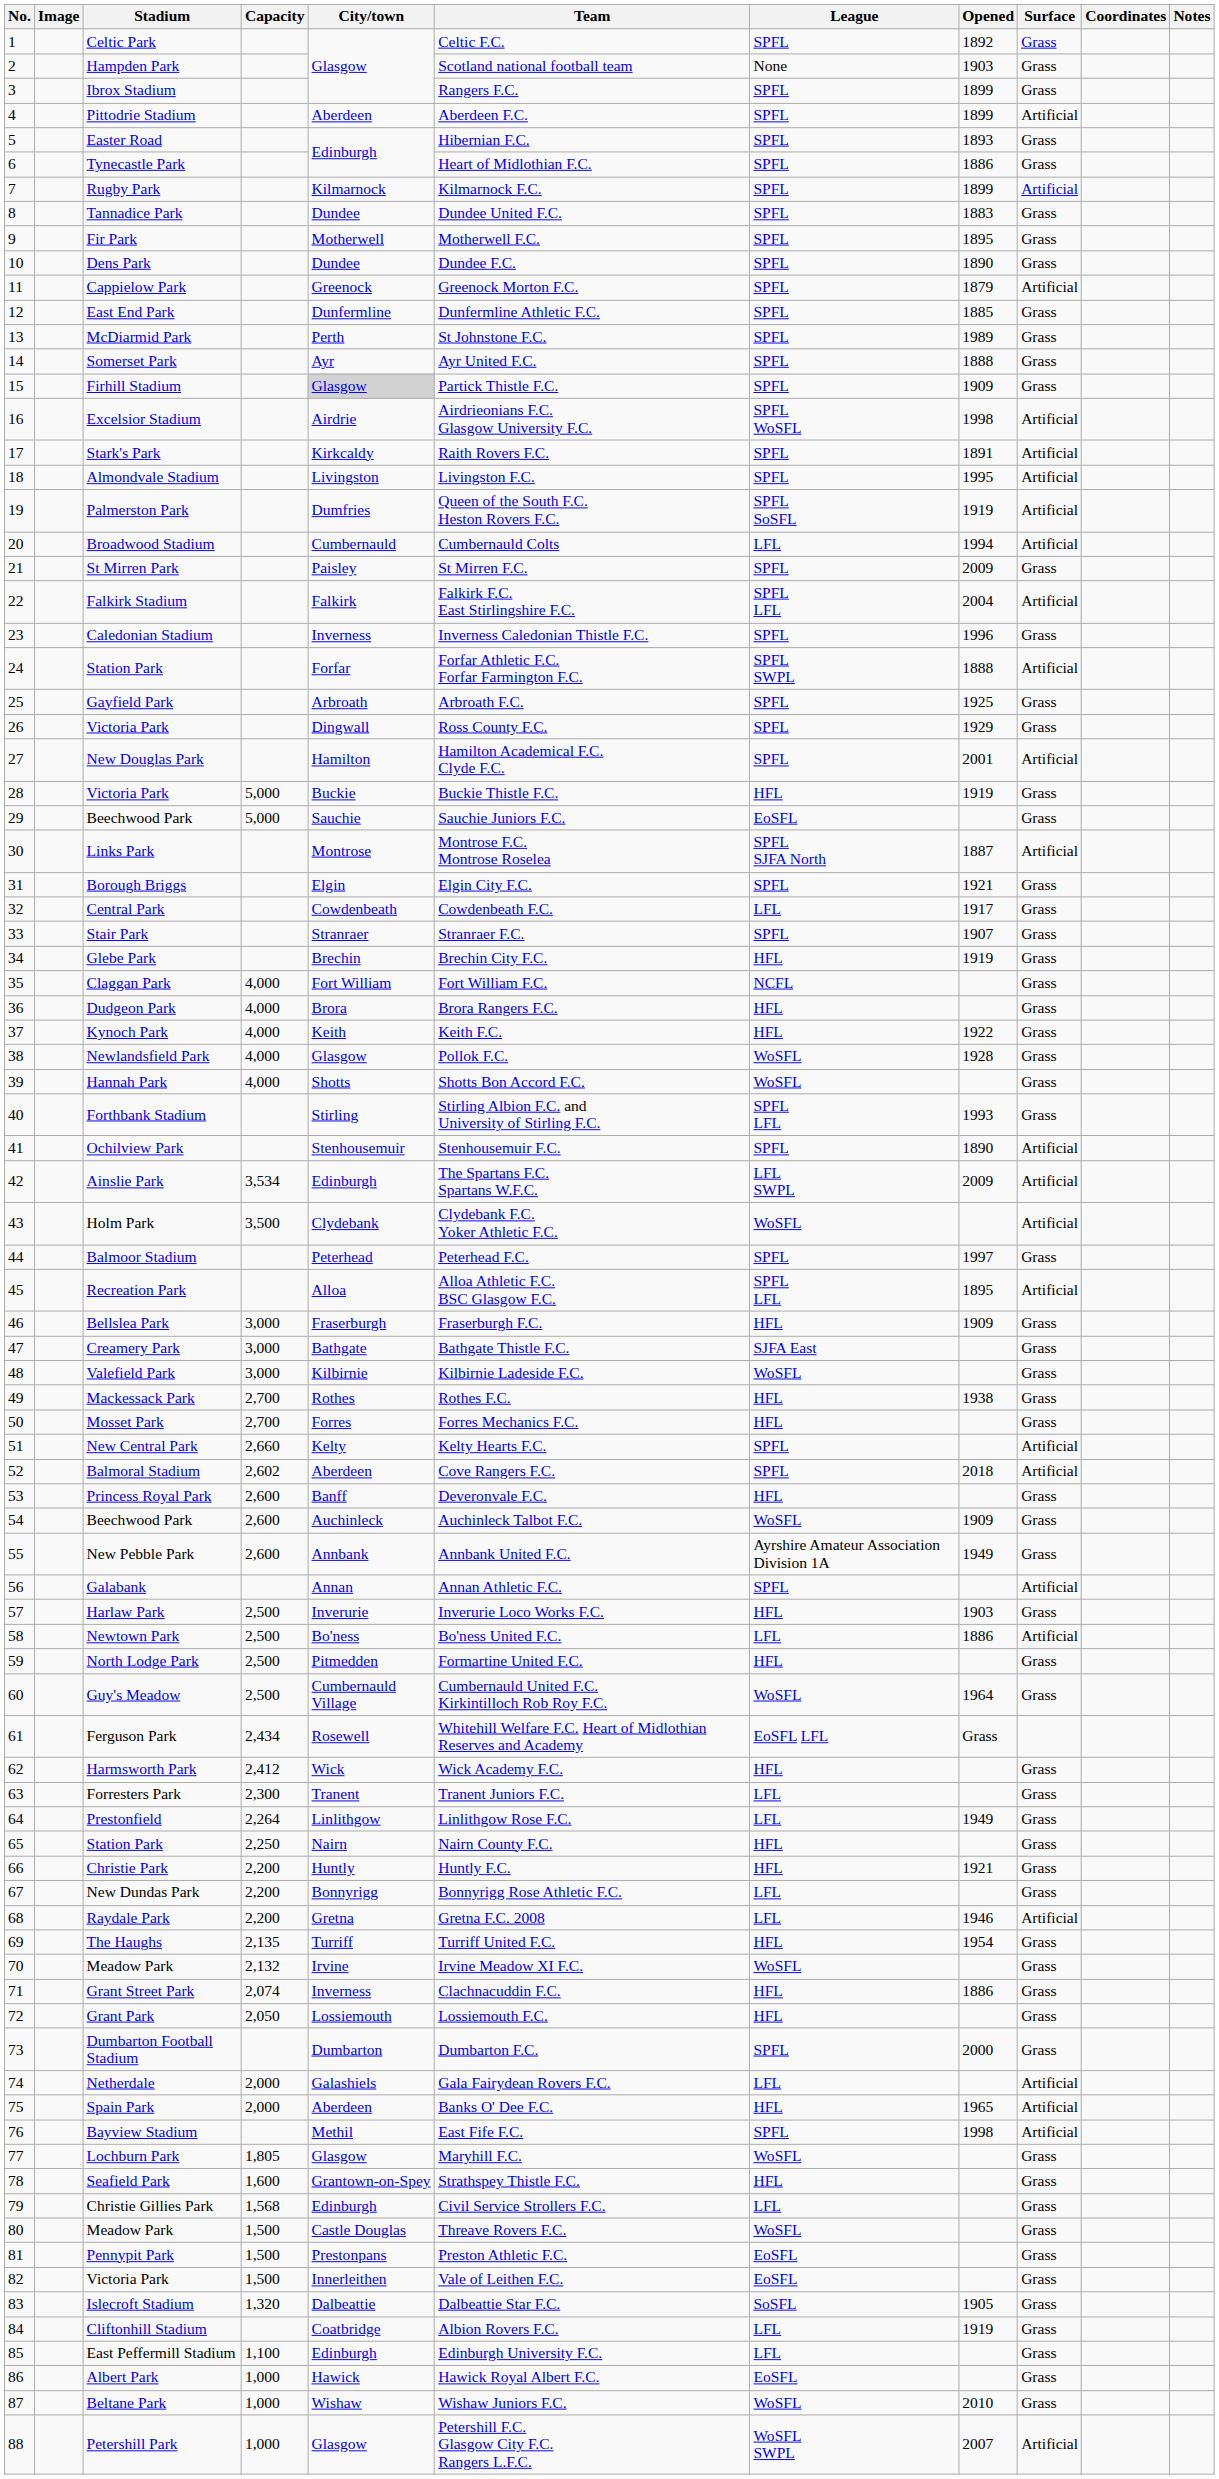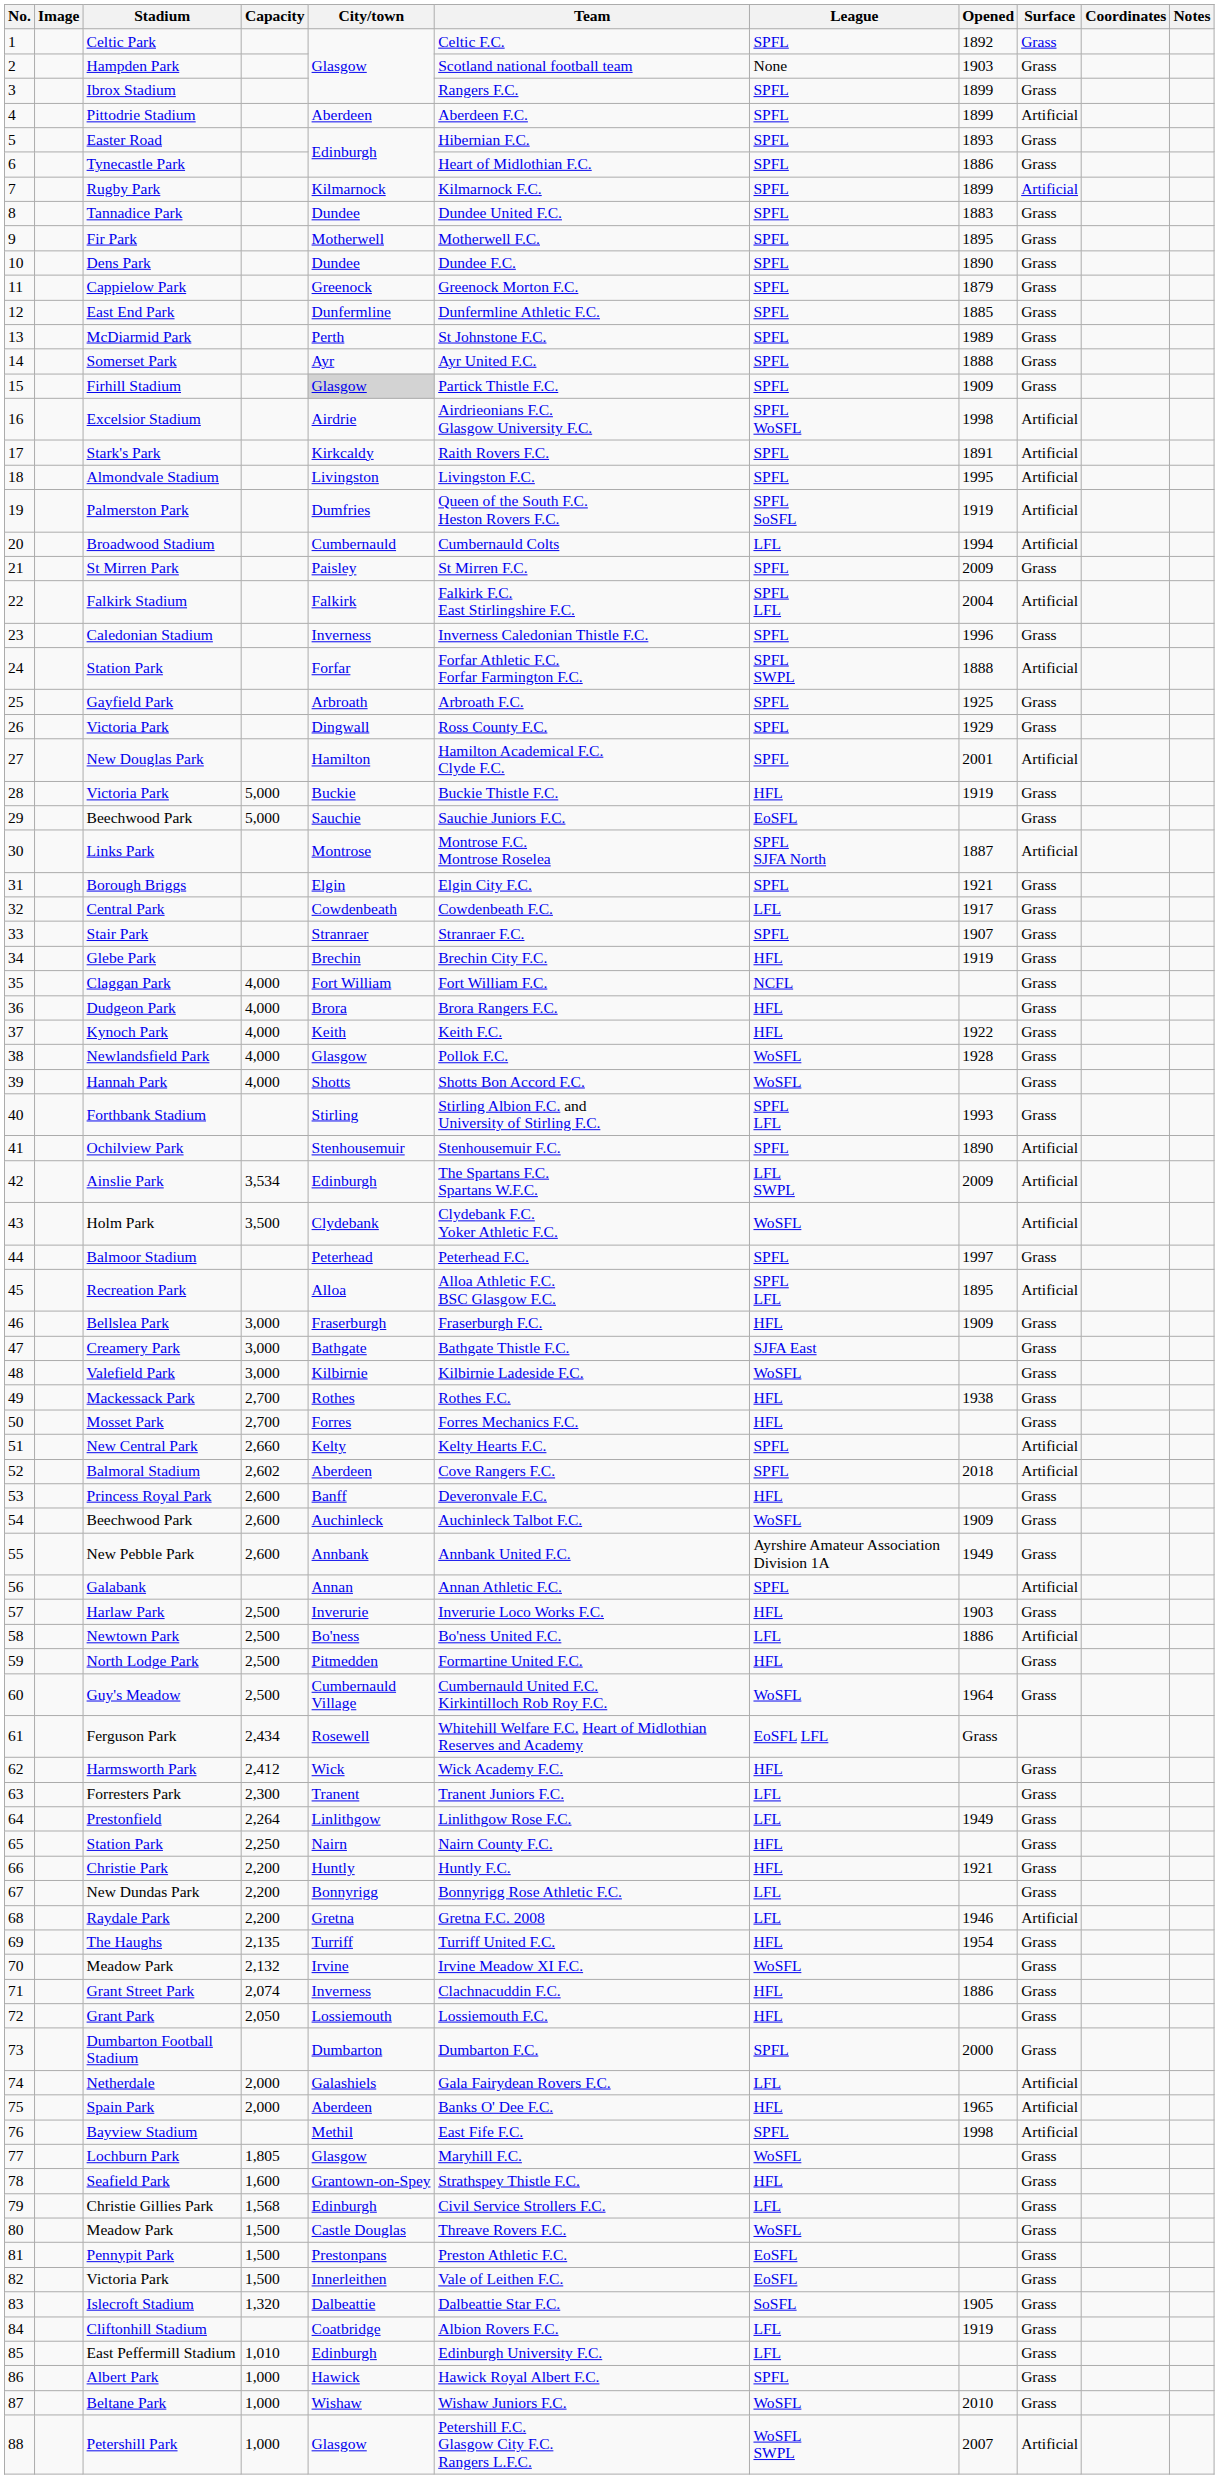(1050, 287) Artificial -> (1039, 287) Grass
(262, 2353) 1,100 -> (262, 2353) 1,010
(775, 2378) EoSFL -> (771, 2378) SPFL
